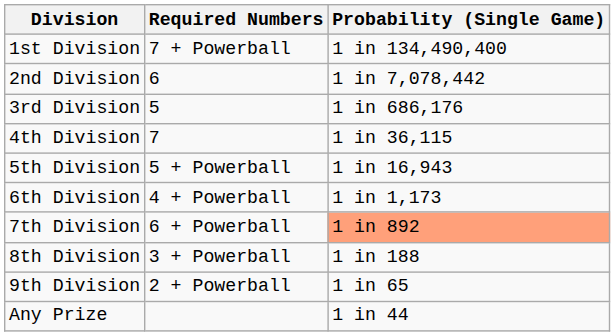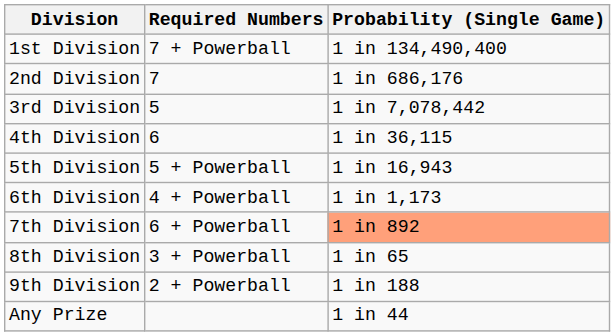(154, 79) 6 -> (154, 79) 7
(409, 79) 1 in 7,078,442 -> (398, 79) 1 in 686,176
(398, 109) 1 in 686,176 -> (409, 109) 1 in 7,078,442
(154, 138) 7 -> (154, 138) 6
(376, 257) 1 in 188 -> (370, 257) 1 in 65
(370, 286) 1 in 65 -> (376, 286) 1 in 188
